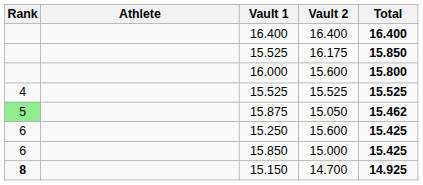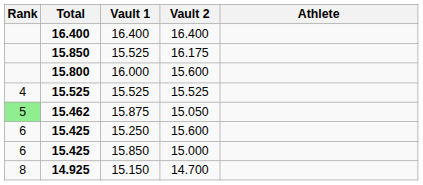columns swapped: (140, 14) <-> (388, 14)
(23, 170) bold -> (23, 170) normal
